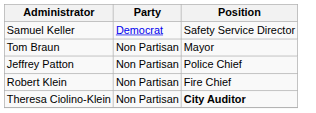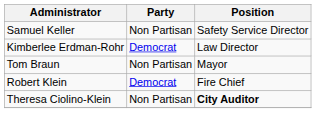(139, 30) Democrat -> (161, 30) Non Partisan
+ row: (66, 47)
- row: (40, 64)
(147, 82) Non Partisan -> (153, 82) Democrat
